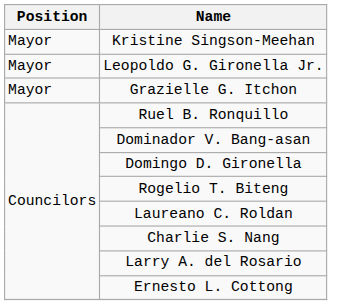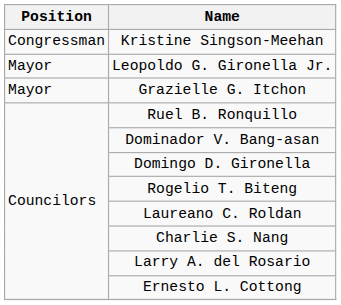(30, 41) Mayor -> (57, 41) Congressman
